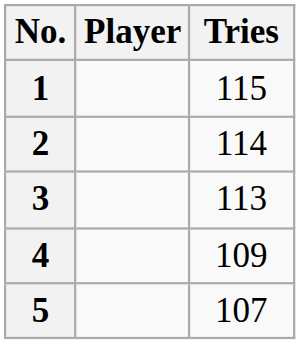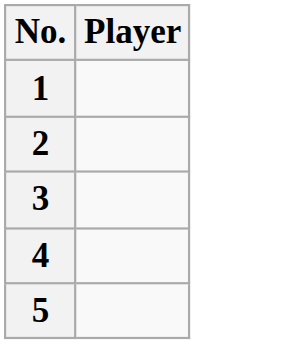- column: (241, 32)
